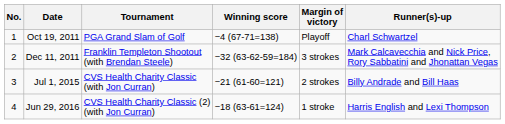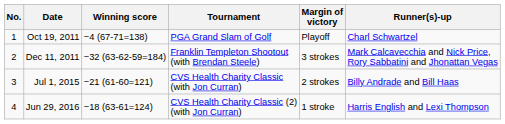columns swapped: (147, 17) <-> (256, 17)
